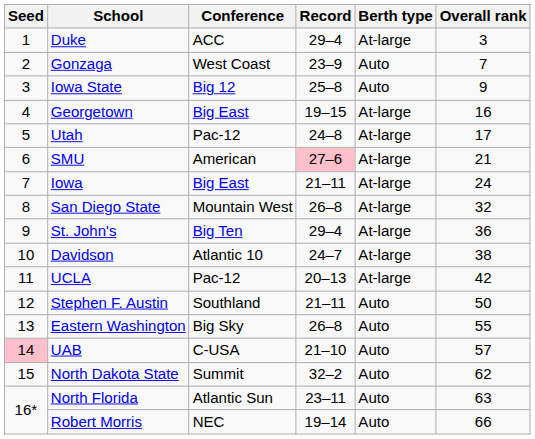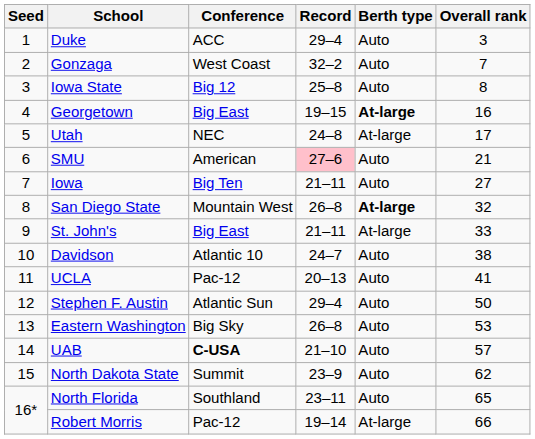(385, 40) At-large -> (374, 40) Auto
(326, 64) 23–9 -> (326, 64) 32–2
(483, 87) 9 -> (483, 87) 8
(385, 111) normal -> (387, 111) bold
(216, 135) Pac-12 -> (209, 135) NEC
(385, 159) At-large -> (374, 159) Auto
(221, 183) Big East -> (218, 183) Big Ten
(385, 183) At-large -> (374, 183) Auto
(483, 183) 24 -> (483, 183) 27
(385, 207) normal -> (387, 207) bold
(218, 231) Big Ten -> (221, 231) Big East
(326, 231) 29–4 -> (326, 231) 21–11
(483, 231) 36 -> (483, 231) 33
(385, 254) At-large -> (374, 254) Auto
(385, 278) At-large -> (374, 278) Auto
(483, 278) 42 -> (483, 278) 41
(227, 302) Southland -> (233, 302) Atlantic Sun
(326, 302) 21–11 -> (326, 302) 29–4
(483, 326) 55 -> (483, 326) 53
(26, 350) pink background -> (26, 350) no background
(216, 350) normal -> (216, 350) bold
(326, 374) 32–2 -> (326, 374) 23–9
(233, 398) Atlantic Sun -> (227, 398) Southland
(483, 398) 63 -> (483, 398) 65
(209, 421) NEC -> (216, 421) Pac-12
(374, 421) Auto -> (385, 421) At-large
